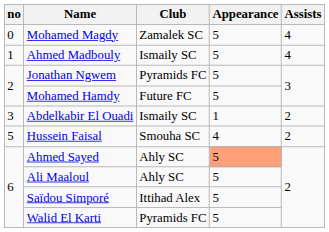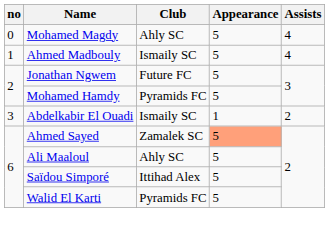(171, 34) Zamalek SC -> (162, 34) Ahly SC
(173, 75) Pyramids FC -> (165, 75) Future FC
(165, 95) Future FC -> (173, 95) Pyramids FC
- row: (64, 136)
(162, 156) Ahly SC -> (171, 136) Zamalek SC
